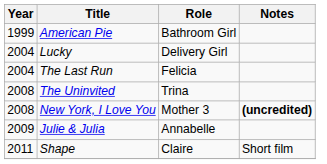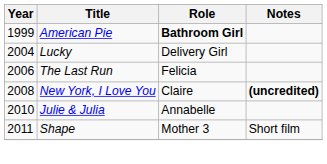(199, 33) normal -> (202, 33) bold
(21, 71) 2004 -> (21, 71) 2006
- row: (77, 91)
(185, 110) Mother 3 -> (177, 91) Claire
(21, 129) 2009 -> (21, 110) 2010
(177, 149) Claire -> (185, 129) Mother 3
